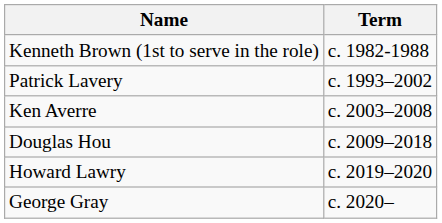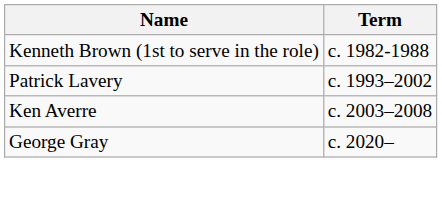- row: (60, 141)
- row: (67, 171)
